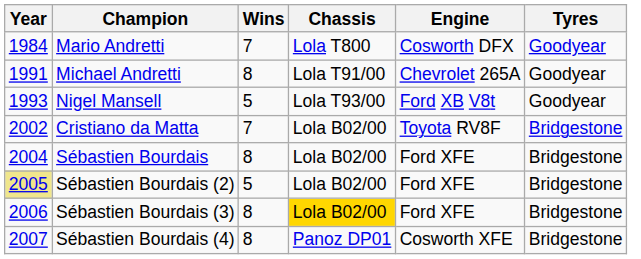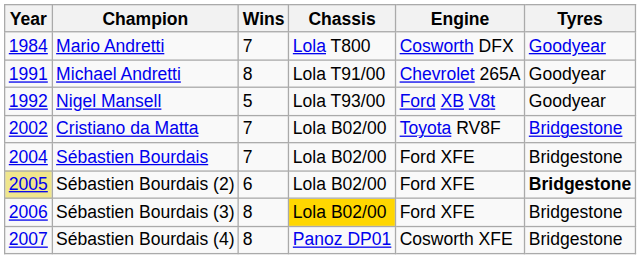(28, 101) 1993 -> (28, 101) 1992
(248, 156) 8 -> (248, 156) 7
(248, 184) 5 -> (248, 184) 6
(576, 184) normal -> (580, 184) bold
